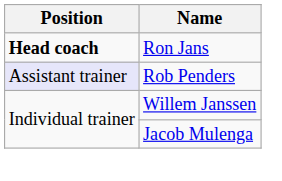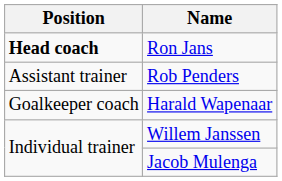(68, 76) lavender background -> (68, 76) no background
+ row: (210, 104)
